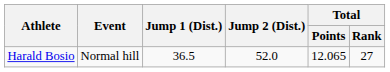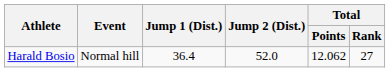(184, 57) 36.5 -> (184, 57) 36.4
(329, 57) 12.065 -> (329, 57) 12.062
